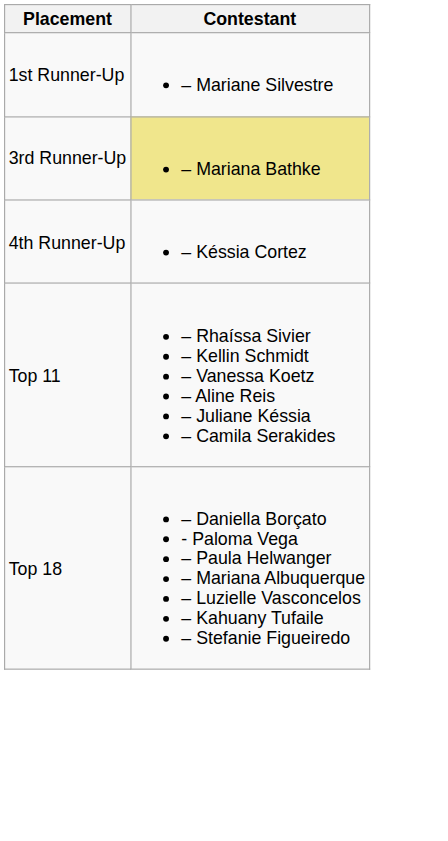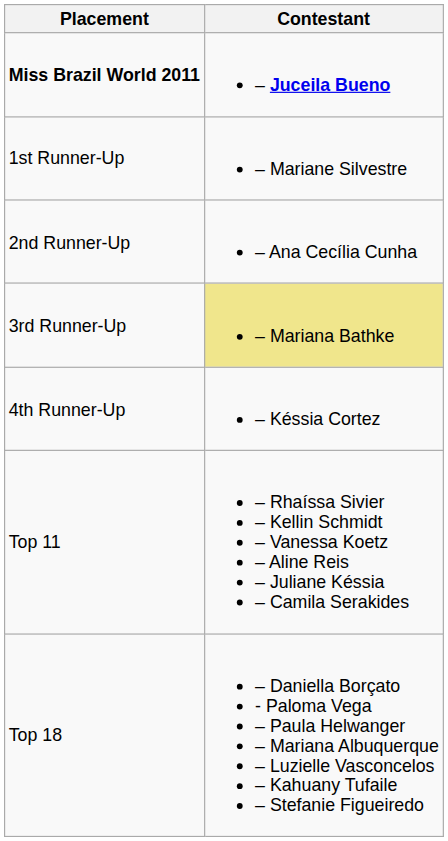+ row: (104, 75)
+ row: (69, 242)
